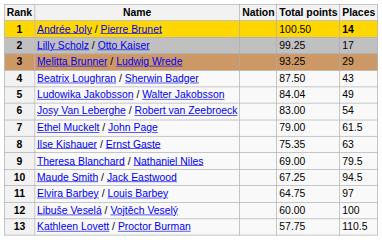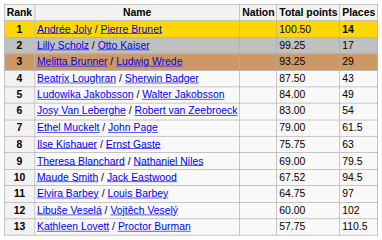(292, 95) 84.04 -> (292, 95) 84.00
(292, 144) 75.35 -> (292, 144) 75.75
(292, 177) 67.25 -> (292, 177) 67.52
(351, 210) 100 -> (351, 210) 102
